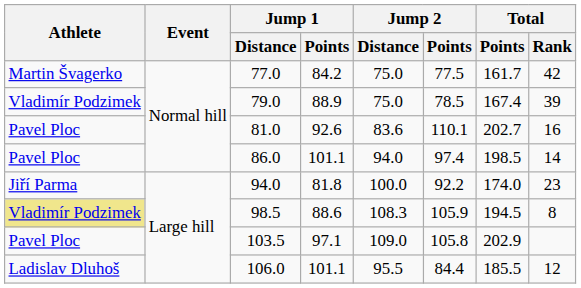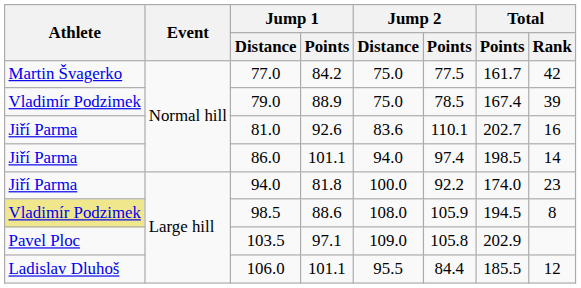(44, 129) Pavel Ploc -> (43, 129) Jiří Parma
(44, 157) Pavel Ploc -> (43, 157) Jiří Parma
(388, 213) 108.3 -> (388, 213) 108.0
